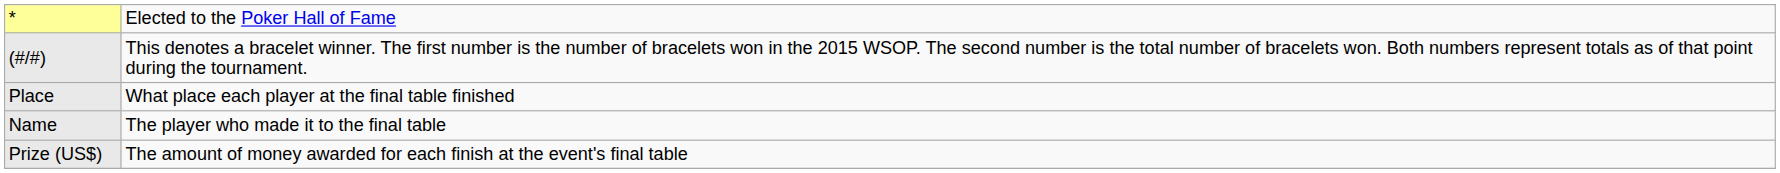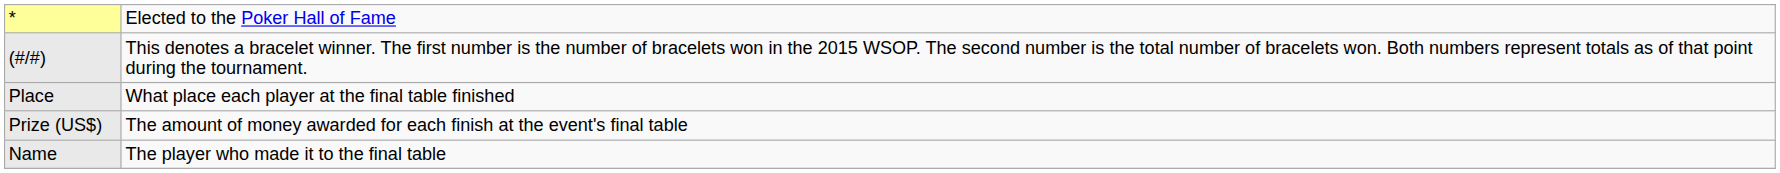rows swapped: (33, 125) <-> (55, 153)
